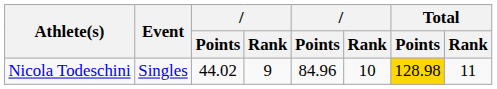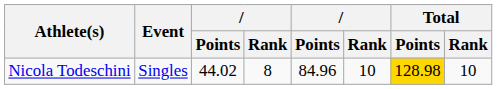(268, 71) 9 -> (268, 71) 8
(468, 71) 11 -> (468, 71) 10
